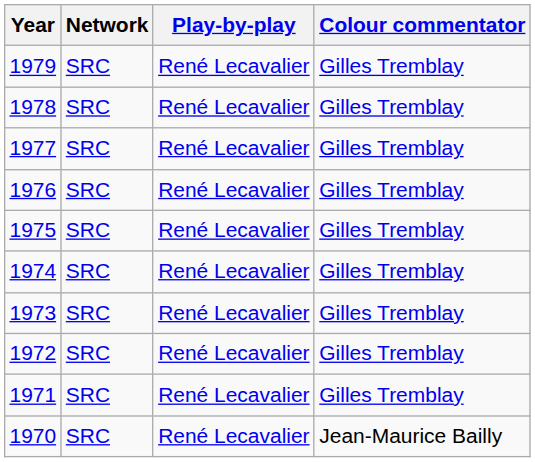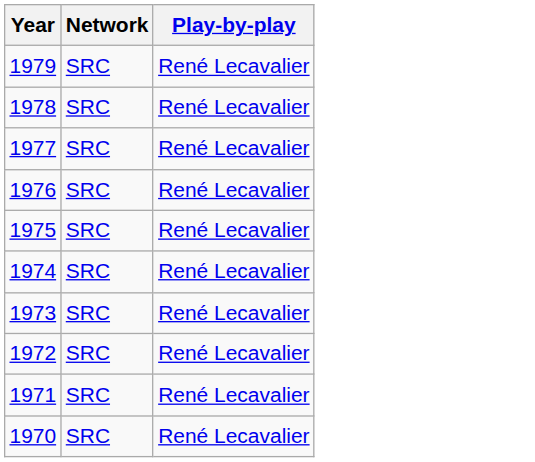- column: (422, 25)
